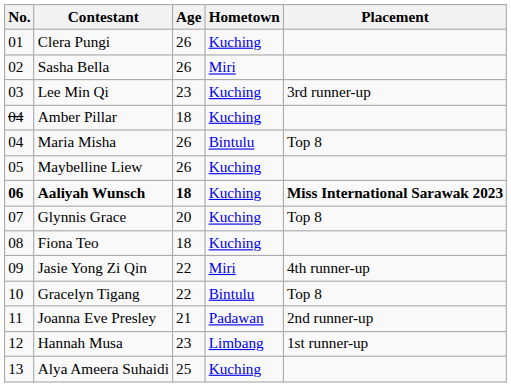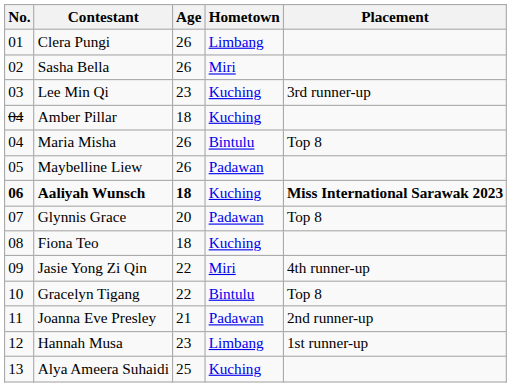(235, 41) Kuching -> (236, 41) Limbang
(235, 167) Kuching -> (236, 167) Padawan
(235, 217) Kuching -> (236, 217) Padawan
